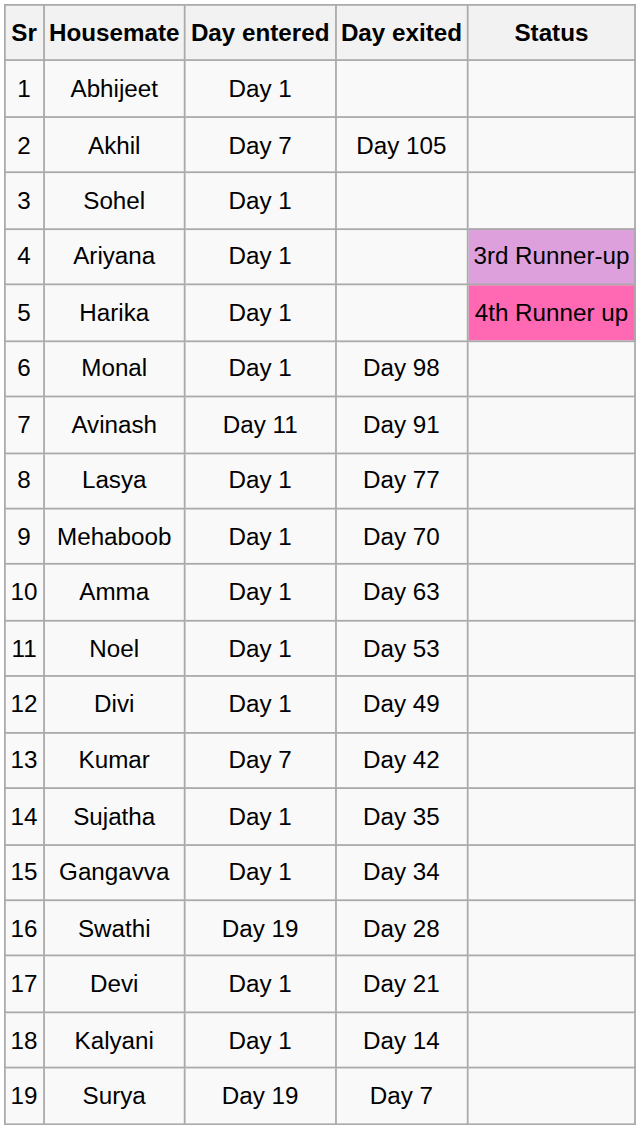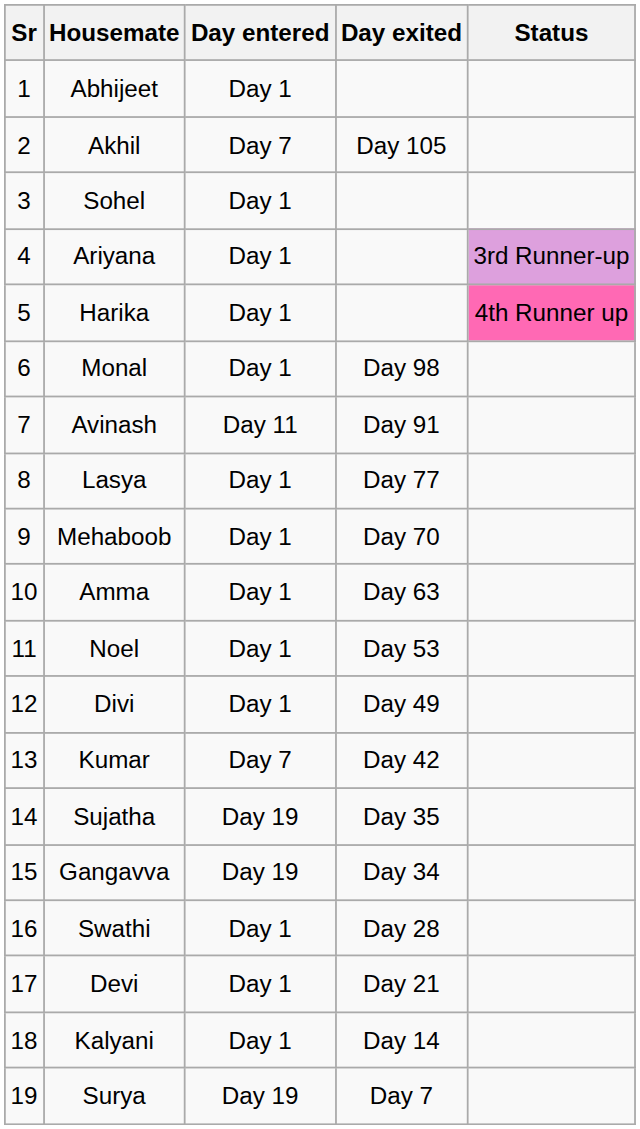(260, 816) Day 1 -> (260, 816) Day 19
(260, 872) Day 1 -> (260, 872) Day 19
(260, 928) Day 19 -> (260, 928) Day 1
